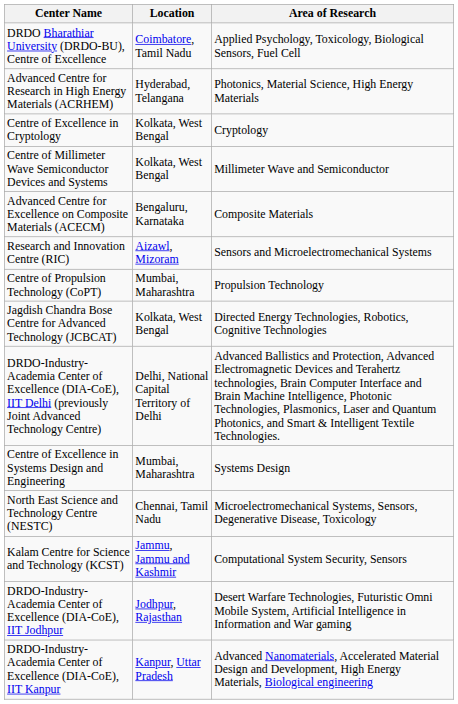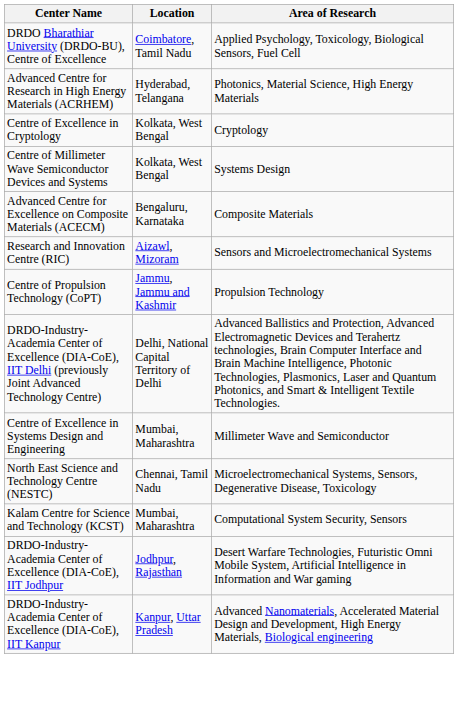(302, 168) Millimeter Wave and Semiconductor -> (252, 168) Systems Design
(165, 285) Mumbai, Maharashtra -> (162, 291) Jammu, Jammu and Kashmir
- row: (62, 323)
(252, 468) Systems Design -> (302, 435) Millimeter Wave and Semiconductor
(162, 558) Jammu, Jammu and Kashmir -> (165, 520) Mumbai, Maharashtra
